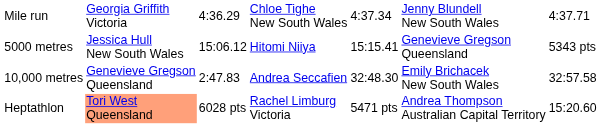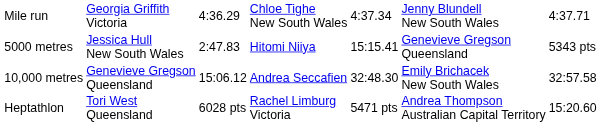(223, 47) 15:06.12 -> (219, 47) 2:47.83
(219, 77) 2:47.83 -> (223, 77) 15:06.12
(119, 108) lightsalmon background -> (119, 108) no background
